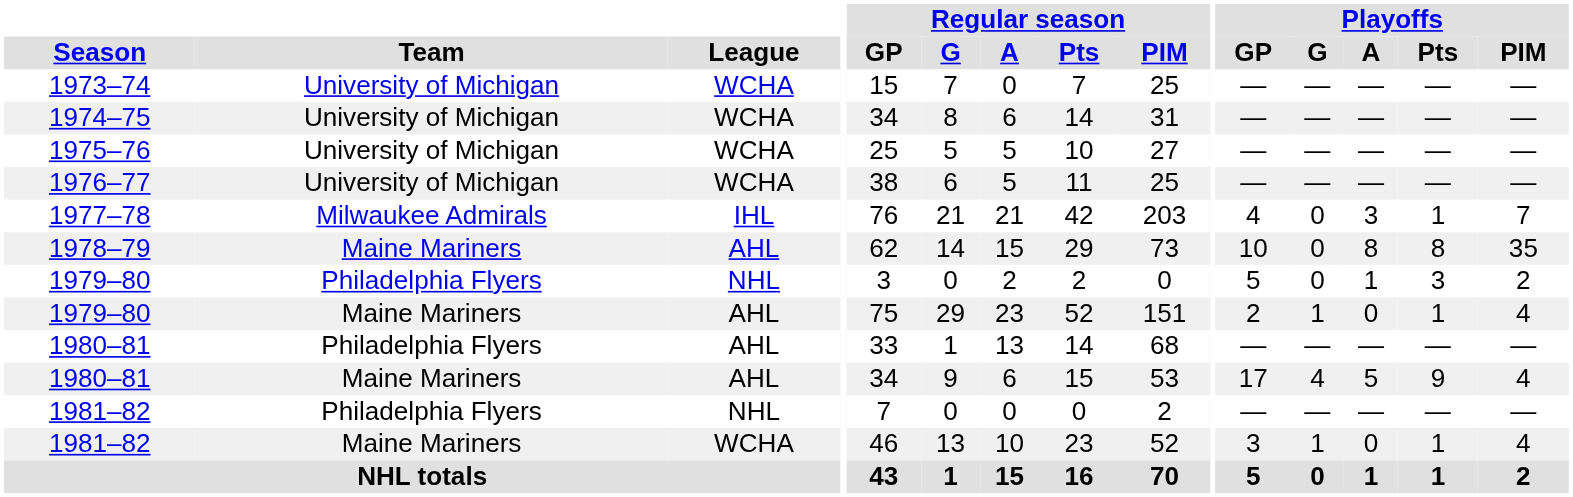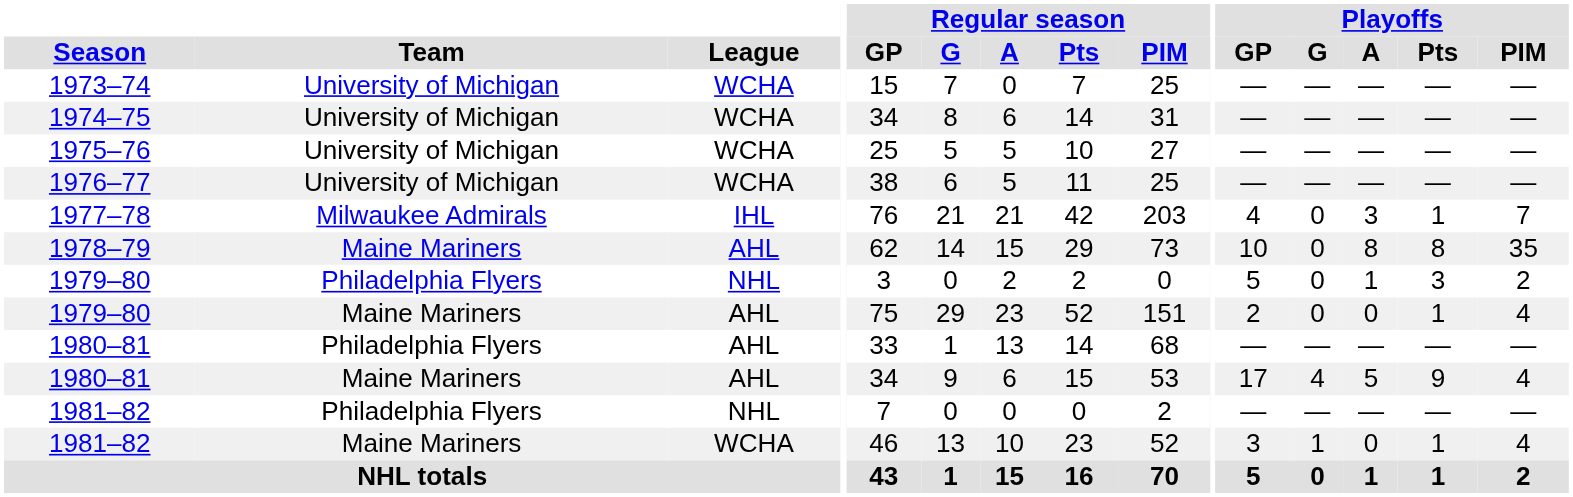(1317, 313) 1 -> (1317, 313) 0
